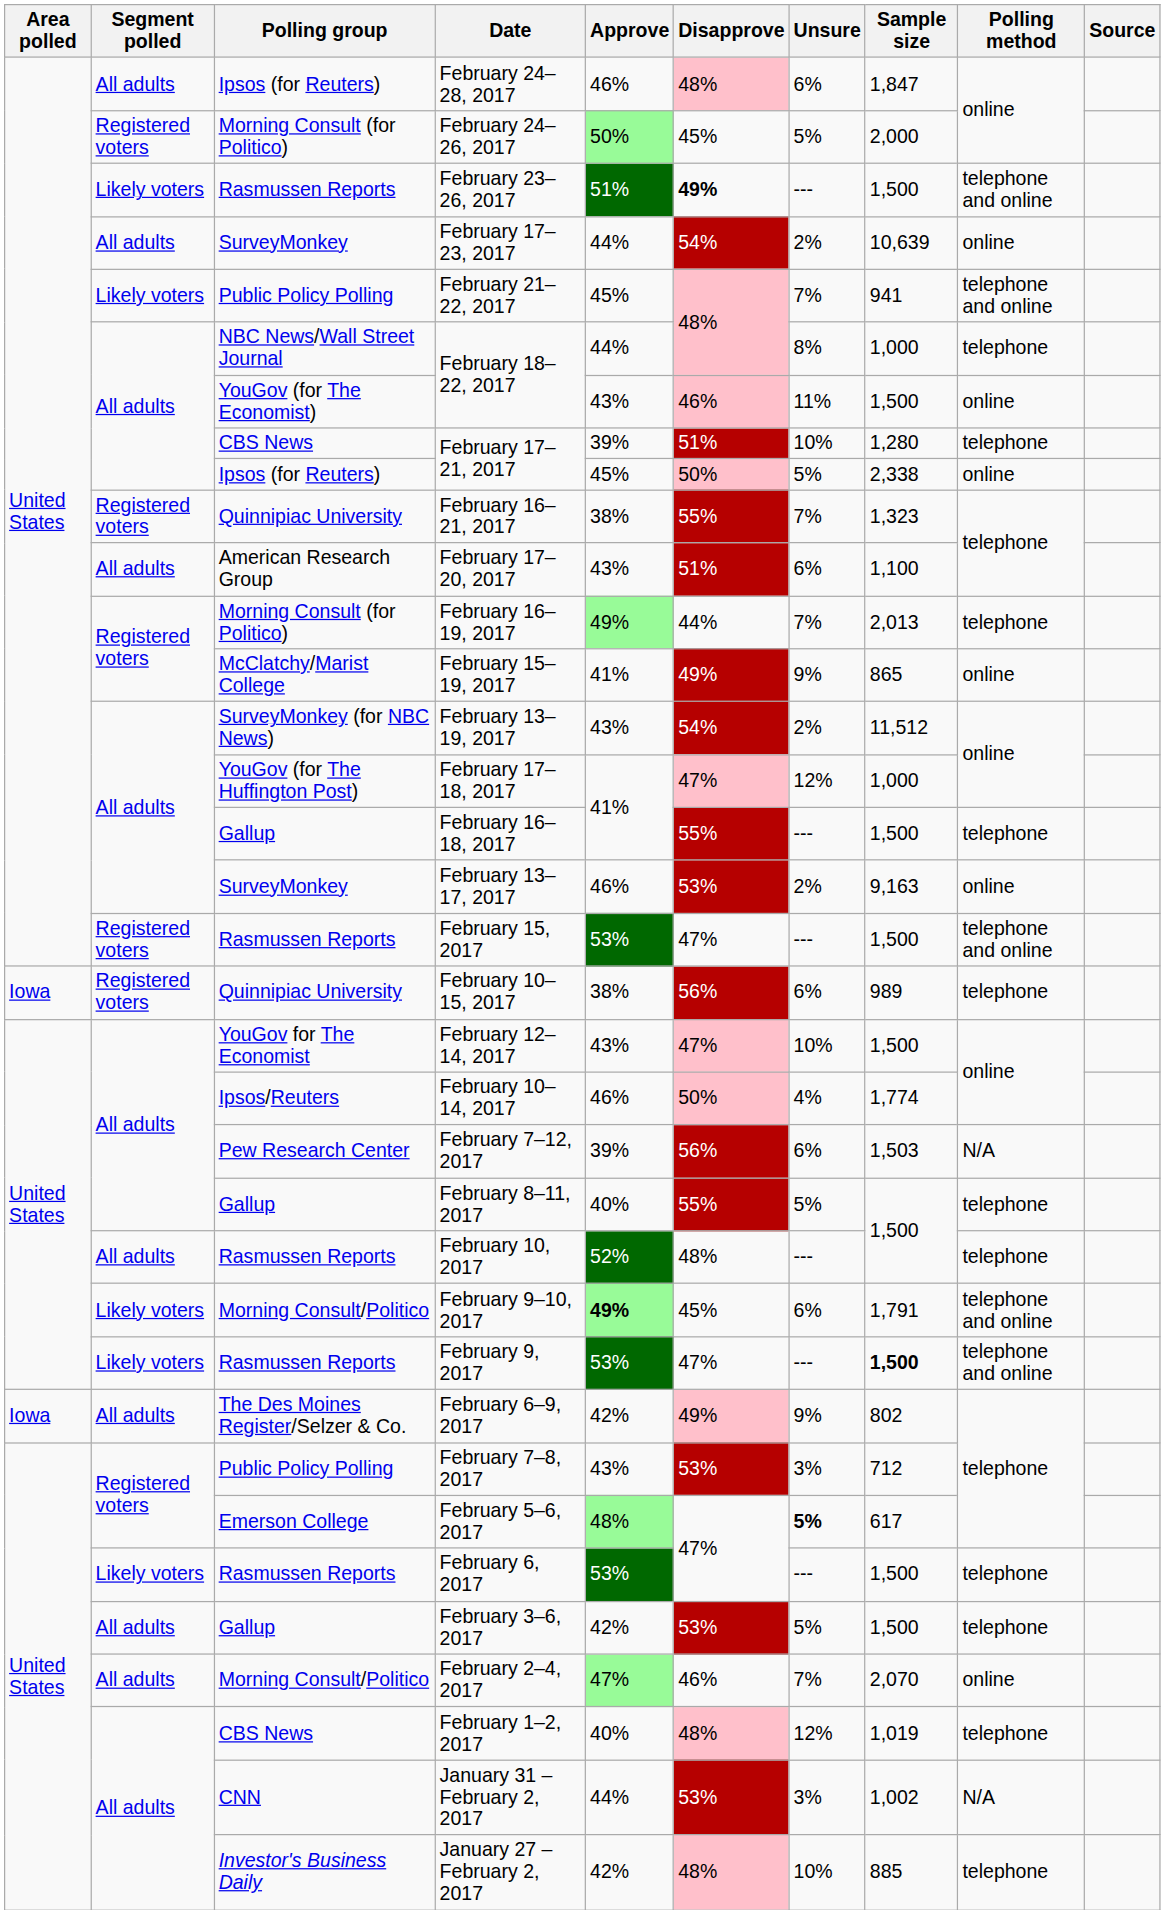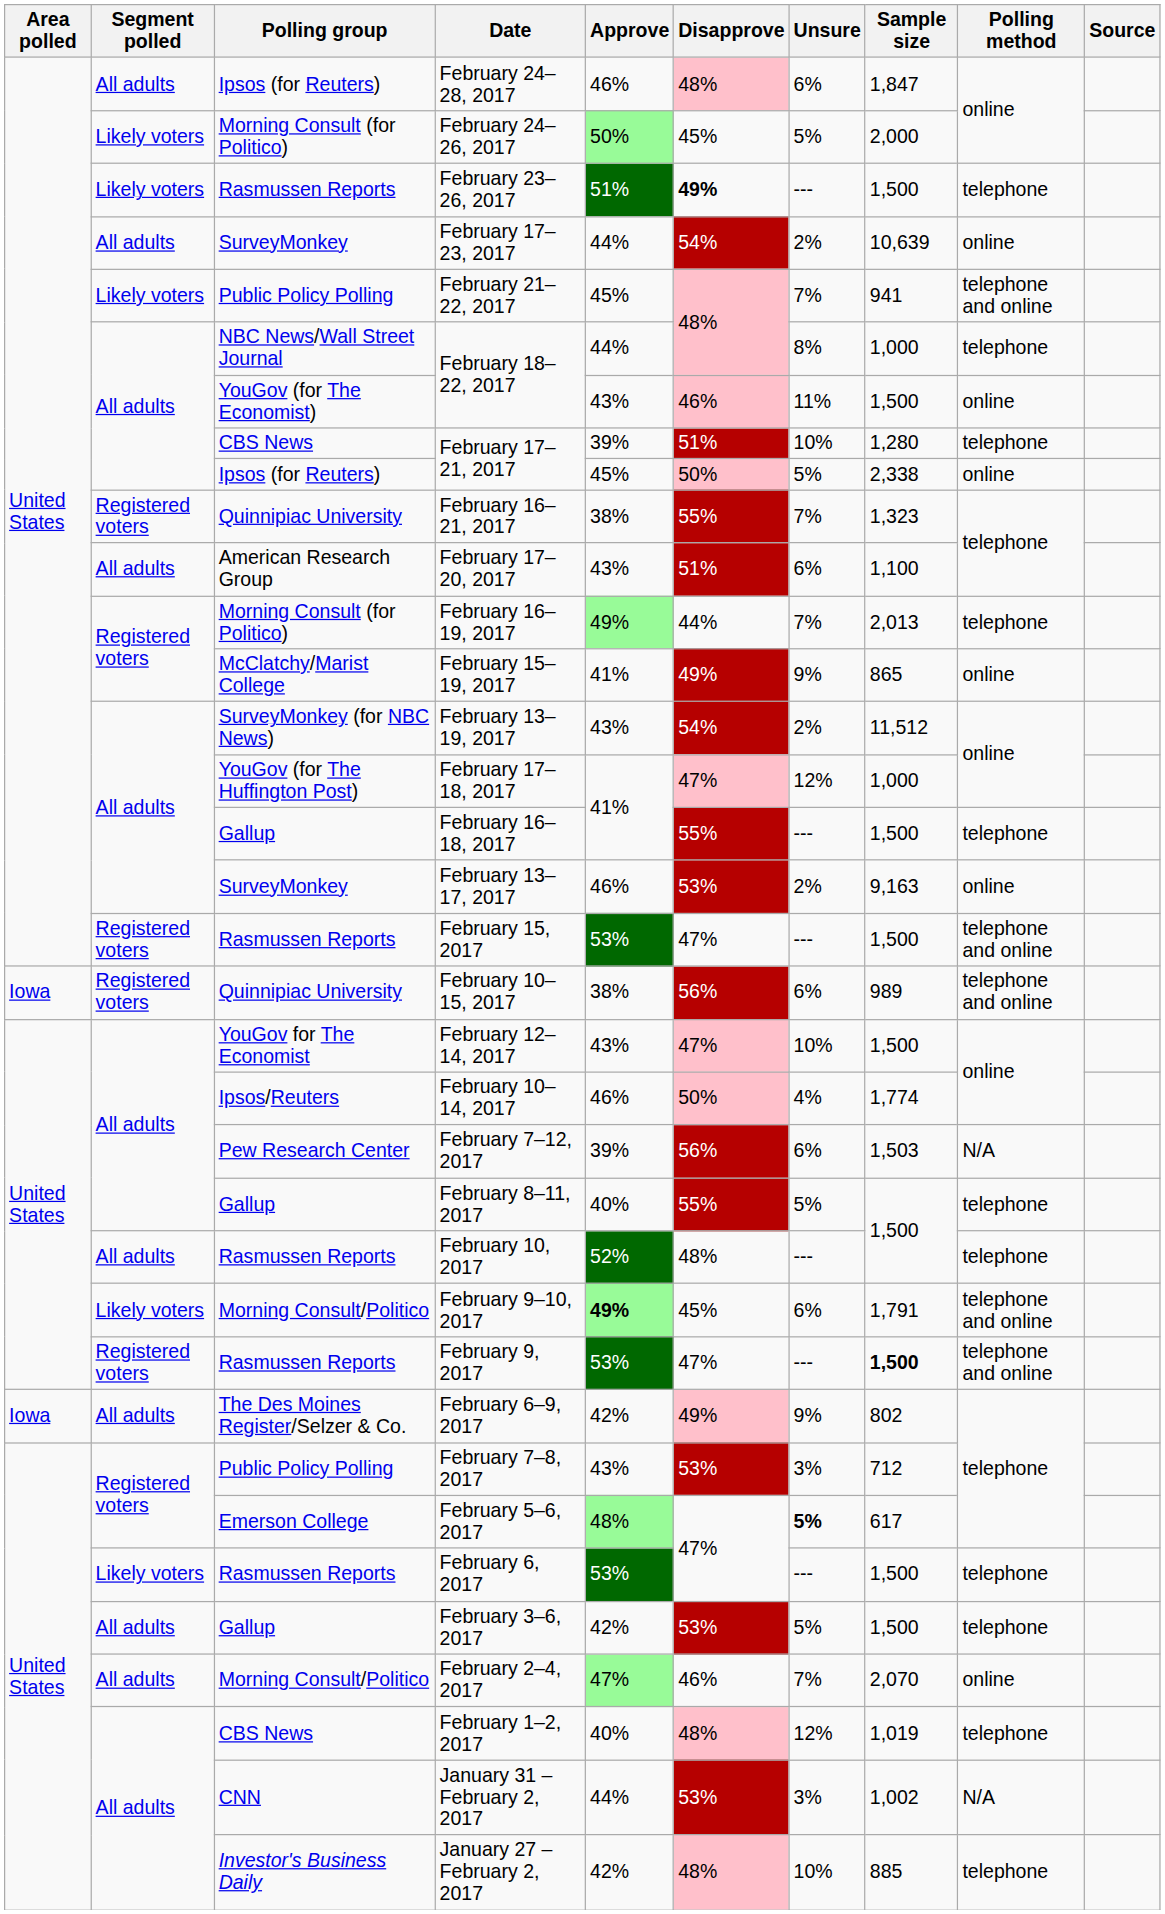(143, 136) Registered voters -> (150, 136) Likely voters
(1007, 189) telephone and online -> (1005, 189) telephone
(1005, 992) telephone -> (1007, 992) telephone and online
(150, 1362) Likely voters -> (143, 1362) Registered voters
